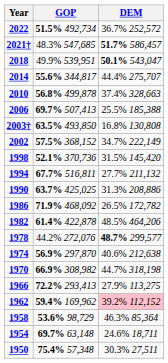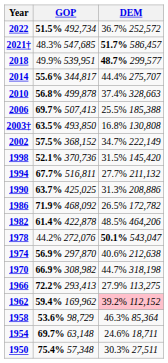(131, 61) 50.1% 543,047 -> (131, 61) 48.7% 299,577
(131, 237) 48.7% 299,577 -> (131, 237) 50.1% 543,047
